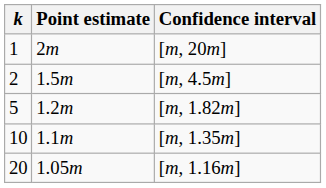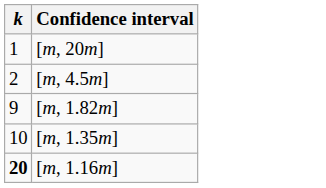- column: (93, 19)
(14, 108) 5 -> (14, 108) 9
(18, 167) normal -> (18, 167) bold
